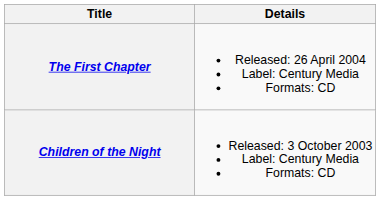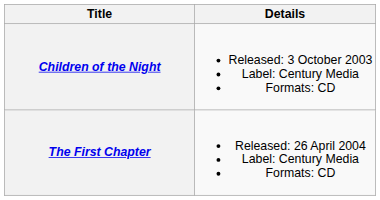rows swapped: (100, 152) <-> (100, 66)
